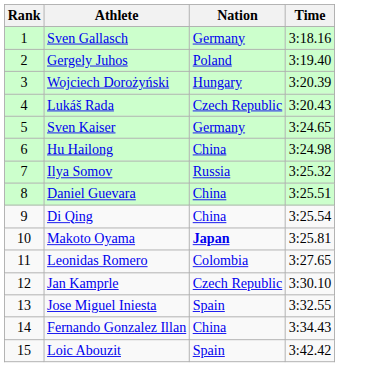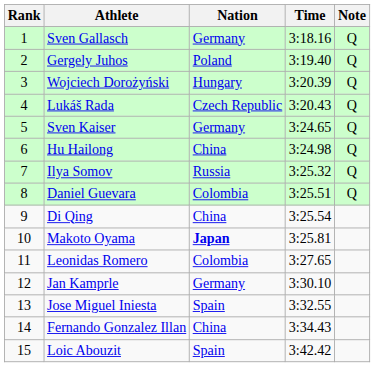+ column: (352, 15)
(210, 194) China -> (220, 194) Colombia
(237, 283) Czech Republic -> (219, 283) Germany
